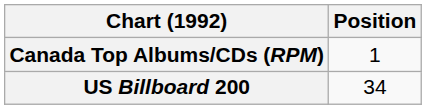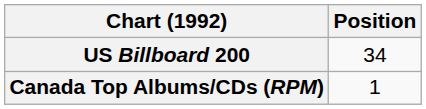rows swapped: (167, 54) <-> (167, 87)
